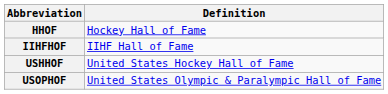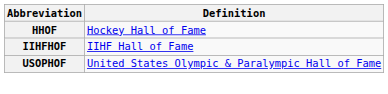- row: (44, 64)
